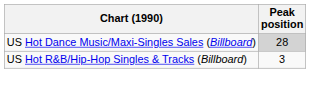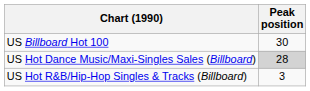+ row: (58, 42)
